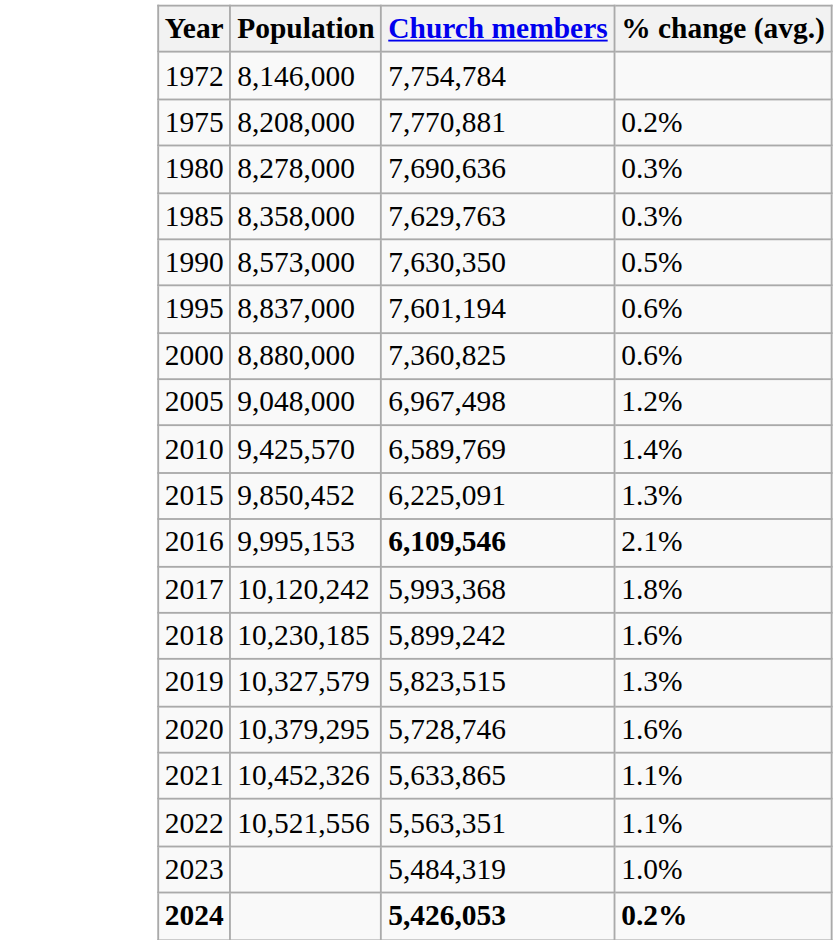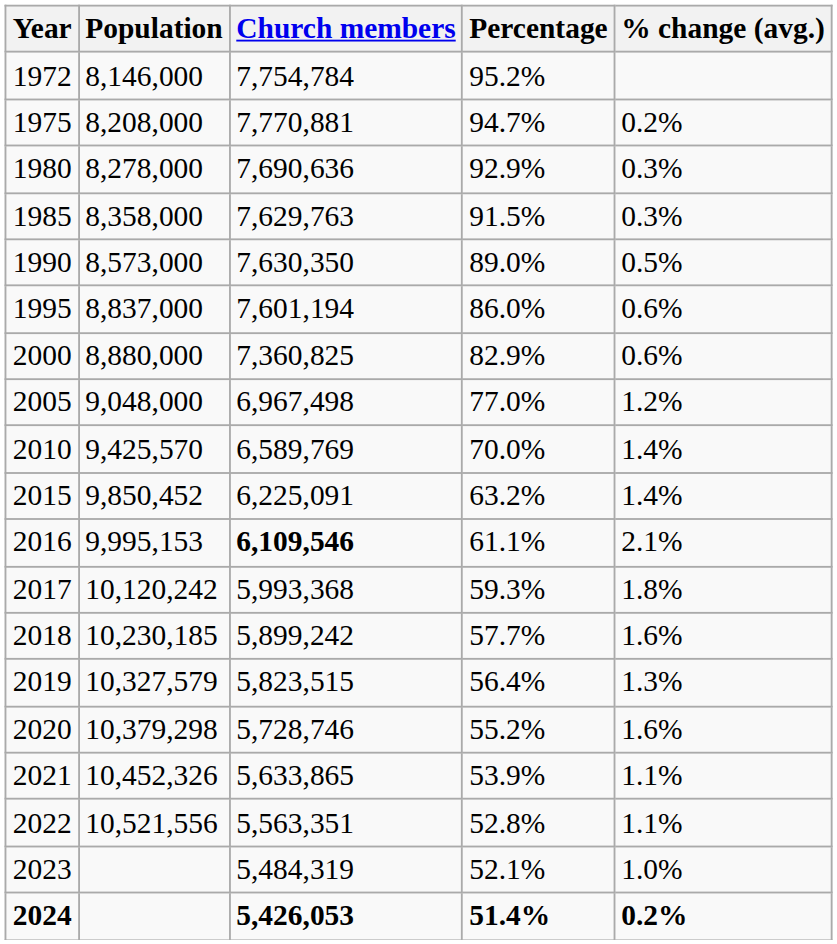+ column: (538, 28)
(652, 495) 1.3% -> (652, 495) 1.4%
(304, 728) 10,379,295 -> (152, 728) 10,379,298
